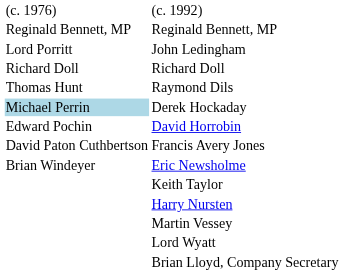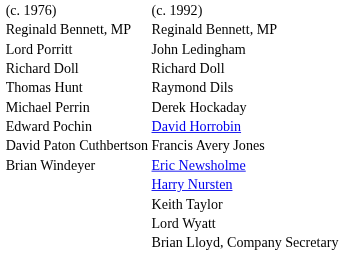(48, 107) lightblue background -> (48, 107) no background
rows swapped: (192, 204) <-> (187, 184)
- row: (192, 223)
